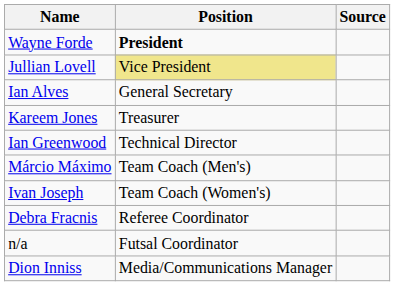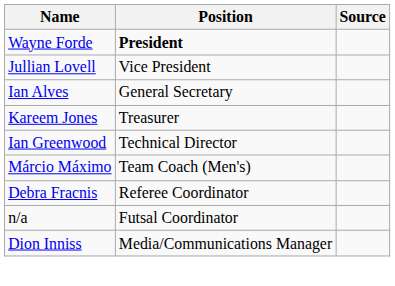(165, 67) khaki background -> (165, 67) no background
- row: (46, 192)
